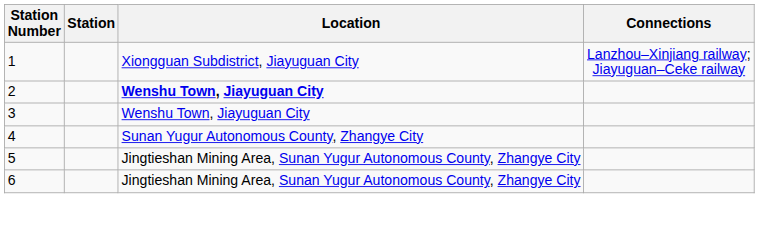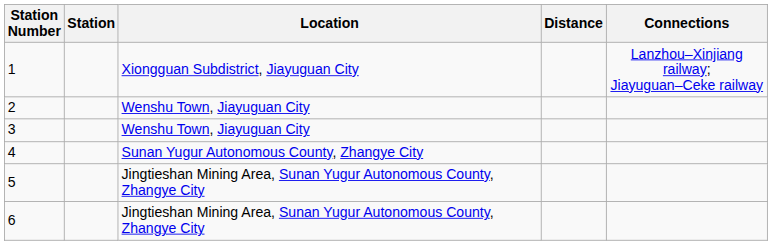+ column: (574, 23)
(223, 92) bold -> (216, 107) normal
